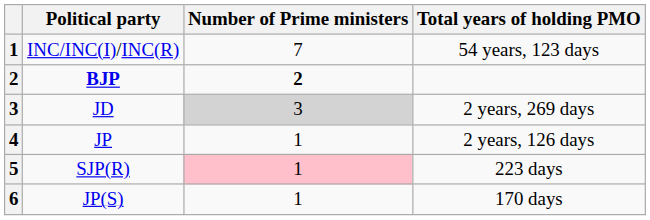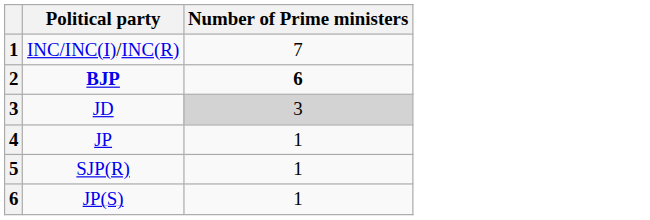- column: (529, 19)
(298, 79) 2 -> (298, 79) 6
(298, 169) pink background -> (298, 169) no background
